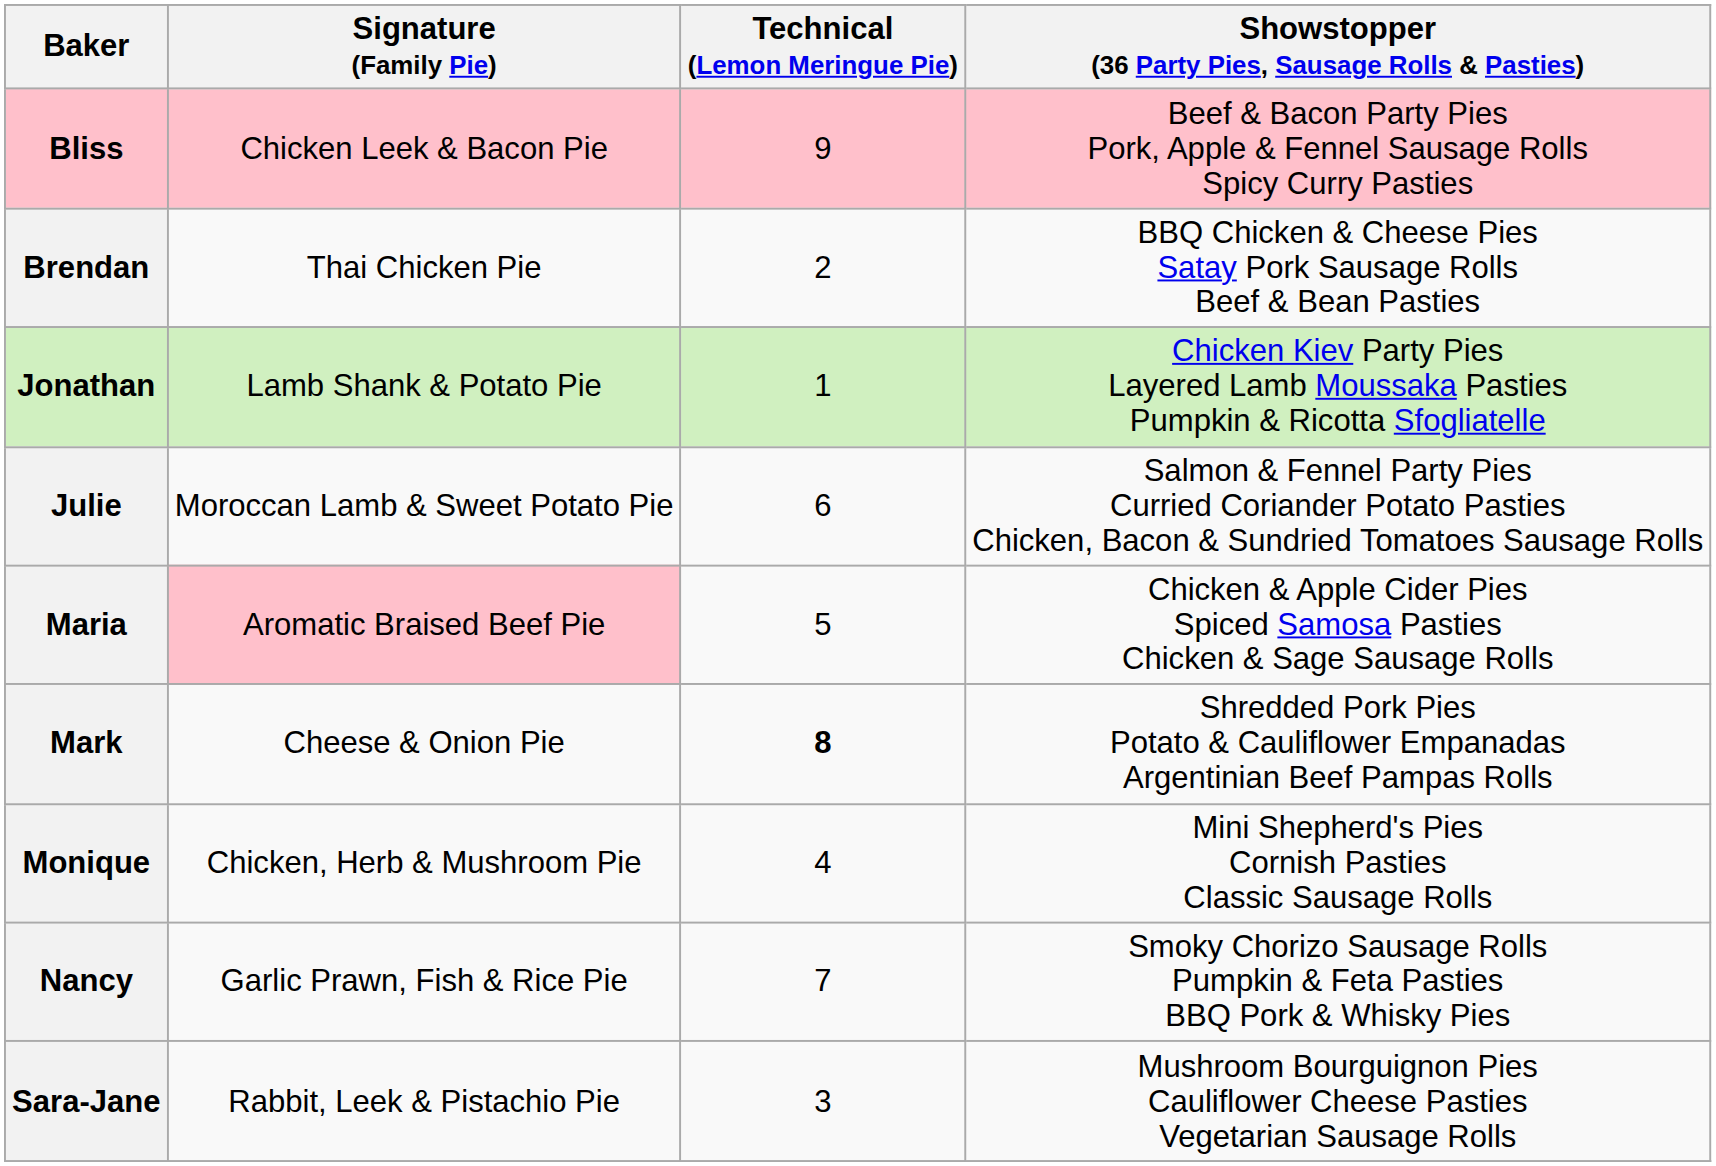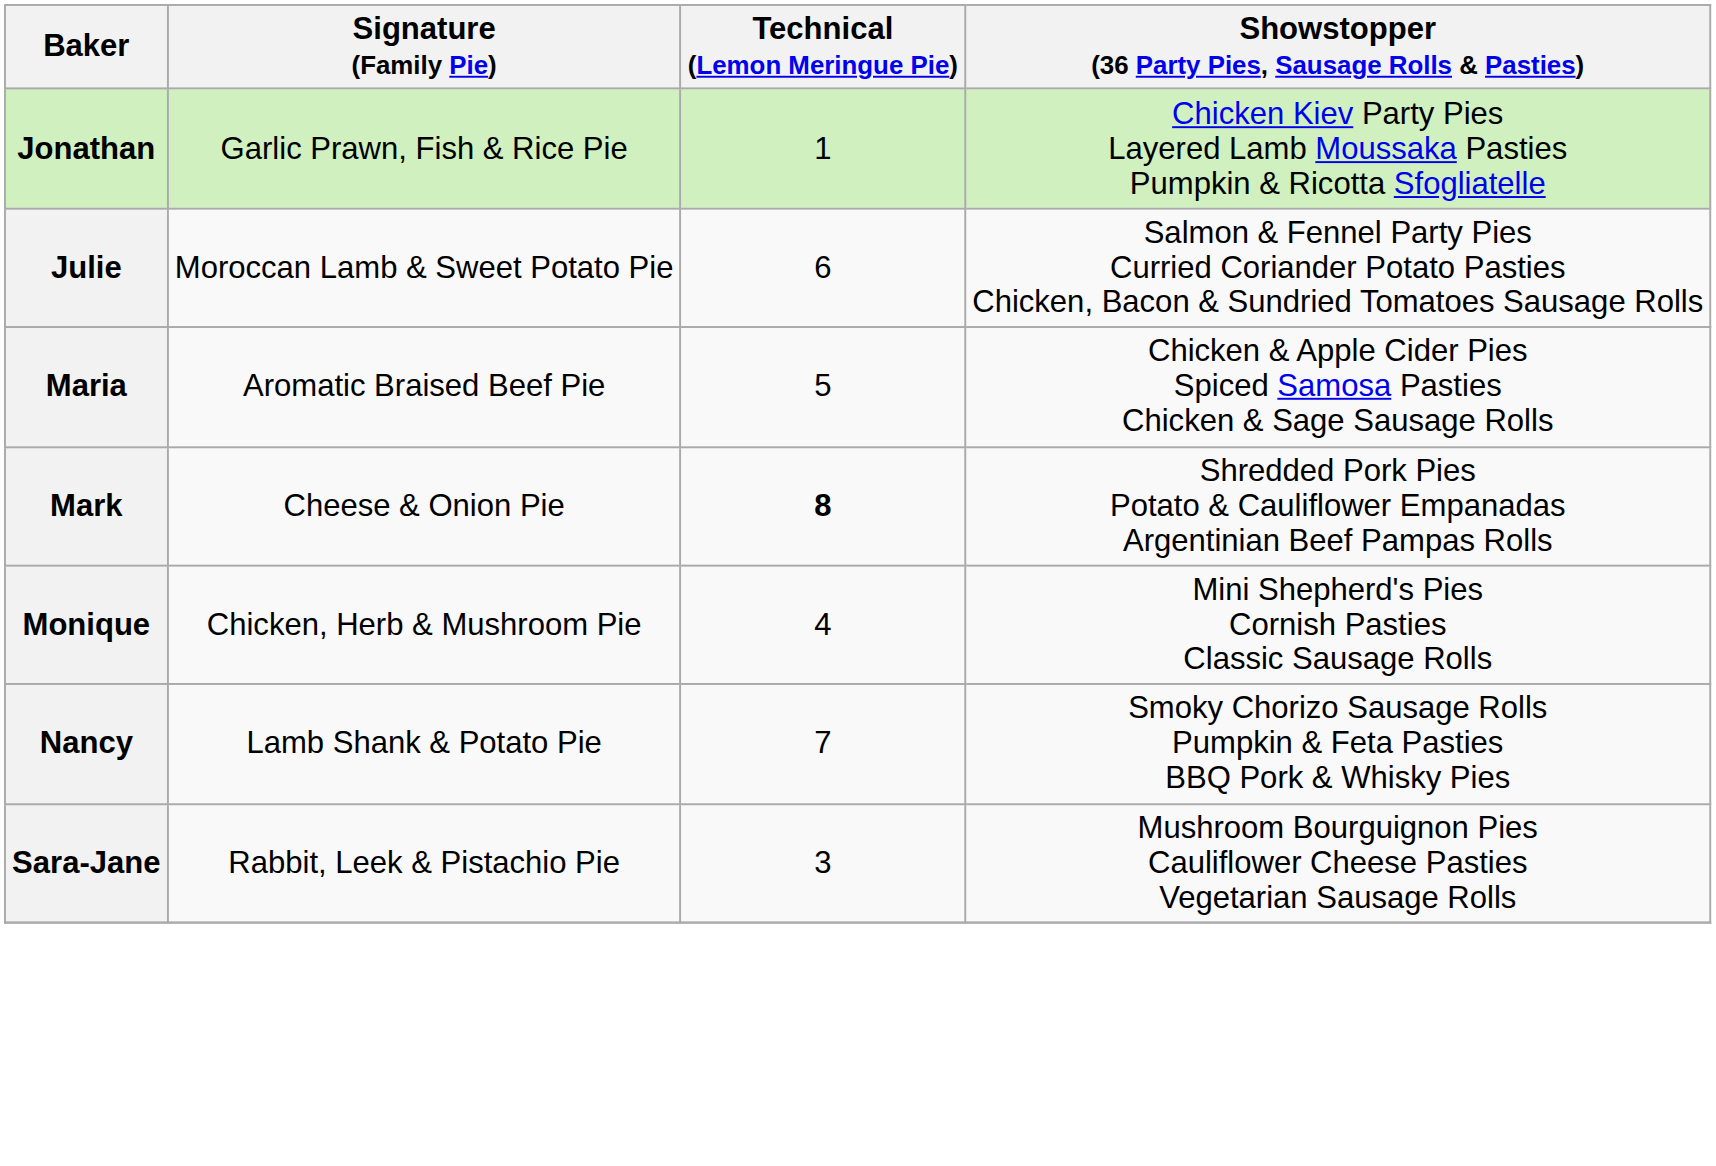- row: (86, 148)
- row: (86, 267)
(424, 386) Lamb Shank & Potato Pie -> (424, 148) Garlic Prawn, Fish & Rice Pie
(424, 624) pink background -> (424, 386) no background
(424, 981) Garlic Prawn, Fish & Rice Pie -> (424, 743) Lamb Shank & Potato Pie
